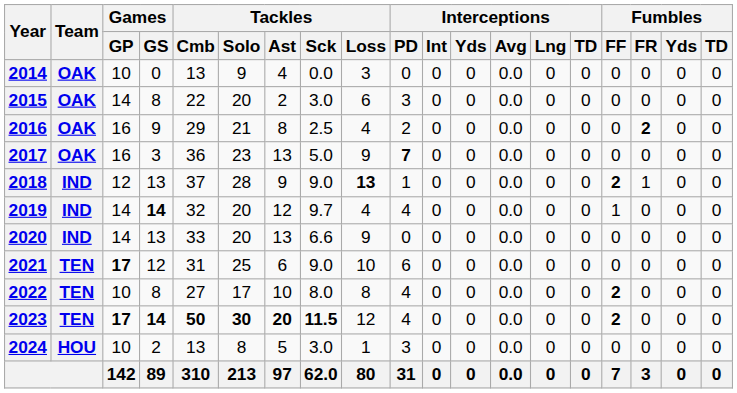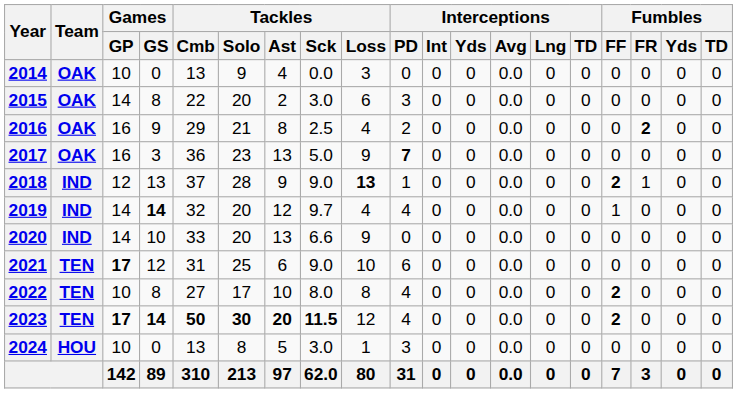(156, 237) 13 -> (156, 237) 10
(156, 347) 2 -> (156, 347) 0
